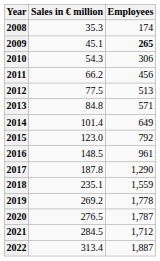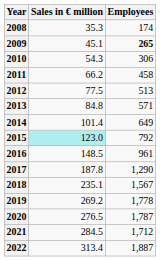(146, 75) 456 -> (146, 75) 458
(92, 138) no background -> (92, 138) paleturquoise background
(142, 185) 1,559 -> (142, 185) 1,567
